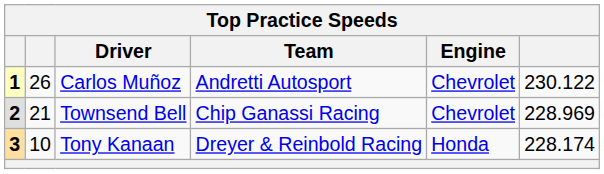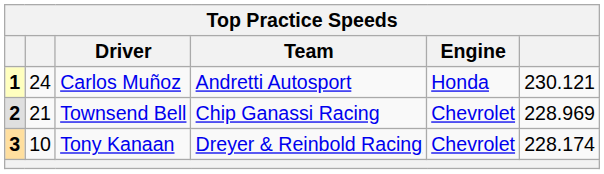(40, 82) 26 -> (40, 82) 24
(473, 82) Chevrolet -> (460, 82) Honda
(560, 82) 230.122 -> (560, 82) 230.121
(460, 145) Honda -> (473, 145) Chevrolet
